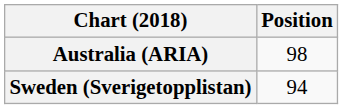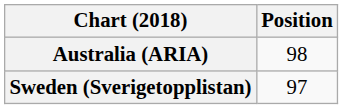(297, 86) 94 -> (297, 86) 97
